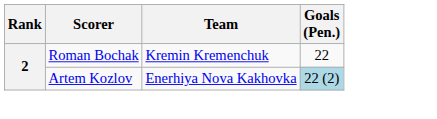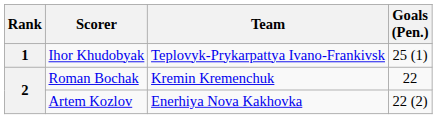+ row: (96, 55)
(322, 78) lightblue background -> (410, 101) no background
